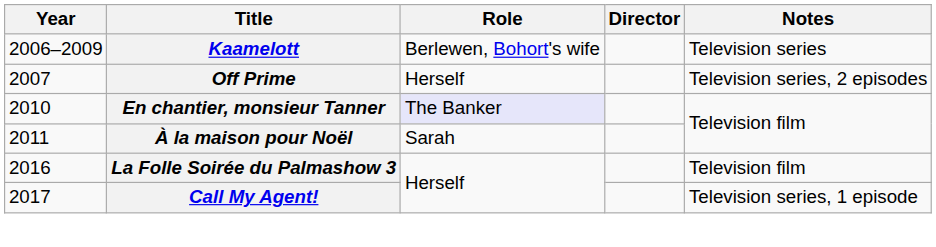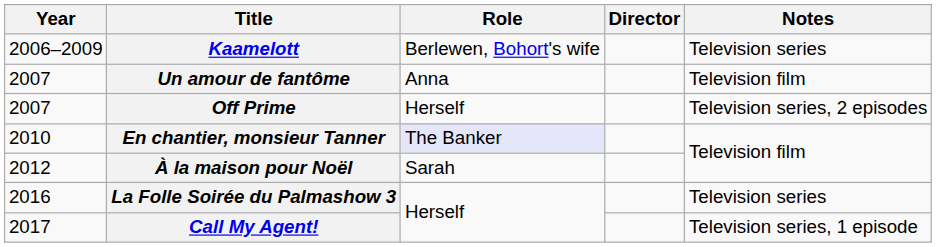+ row: (254, 78)
(29, 138) 2011 -> (30, 167) 2012
(747, 167) Television film -> (758, 197) Television series
